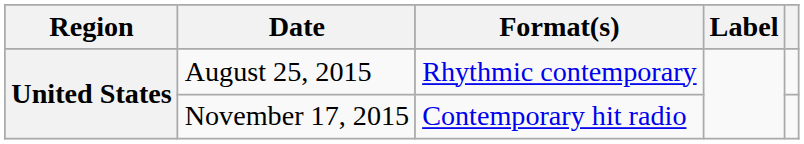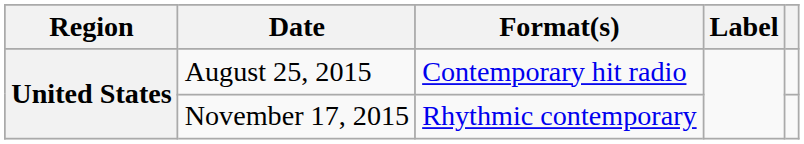(559, 71) Rhythmic contemporary -> (554, 71) Contemporary hit radio
(554, 116) Contemporary hit radio -> (559, 116) Rhythmic contemporary
